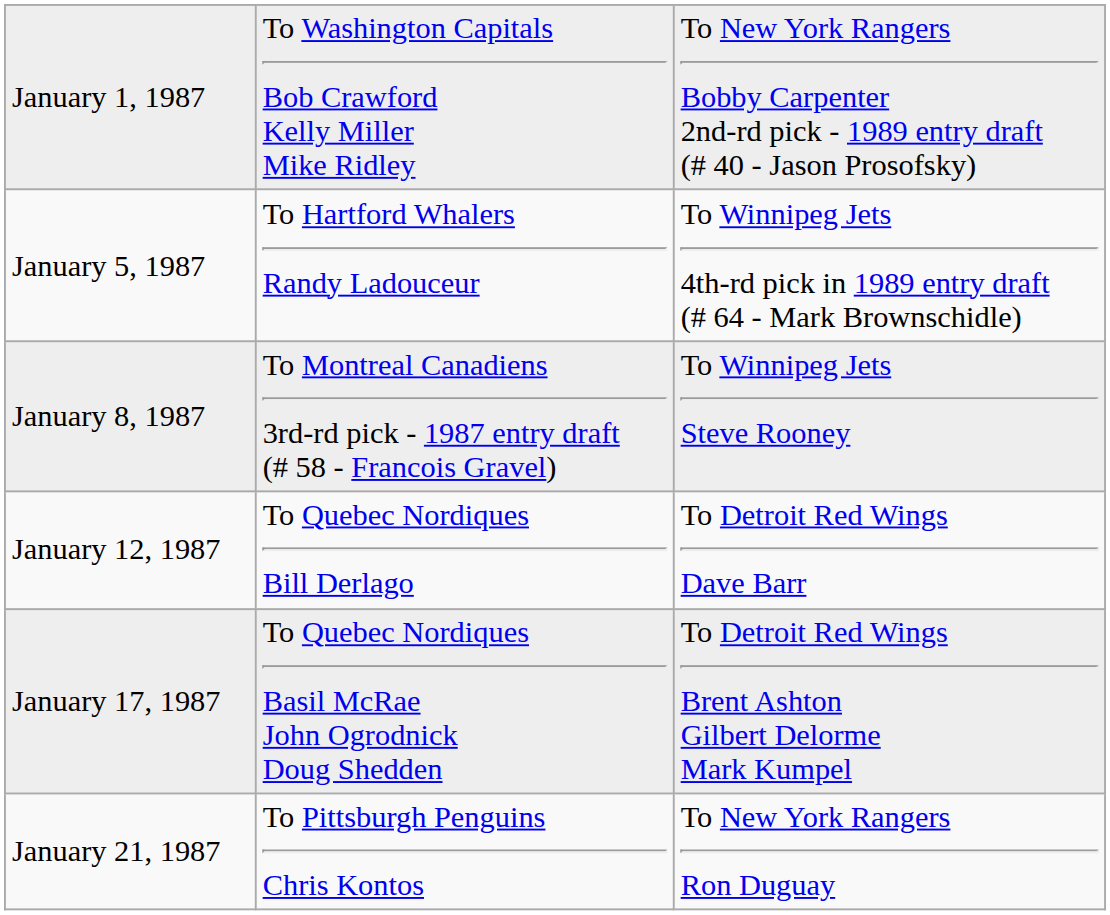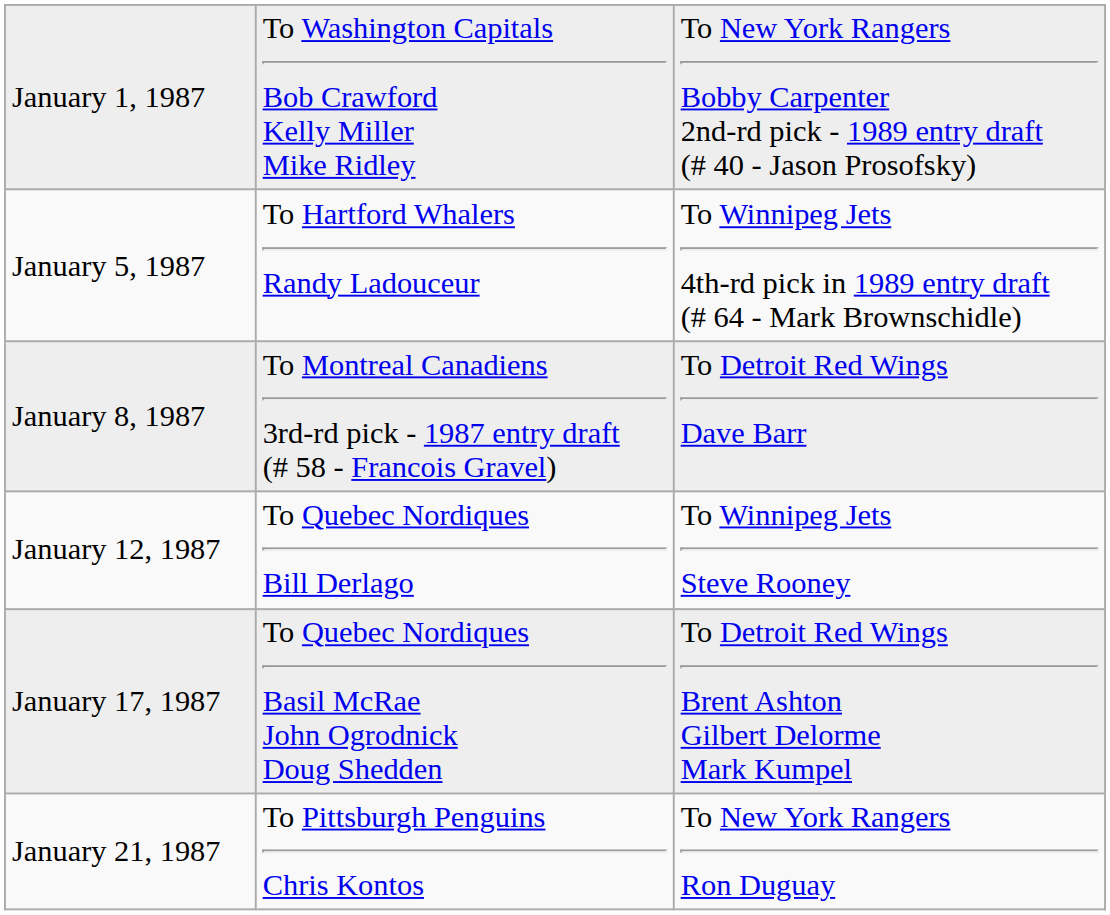(889, 398) To Winnipeg Jets Steve Rooney -> (889, 398) To Detroit Red Wings Dave Barr
(889, 549) To Detroit Red Wings Dave Barr -> (889, 549) To Winnipeg Jets Steve Rooney
